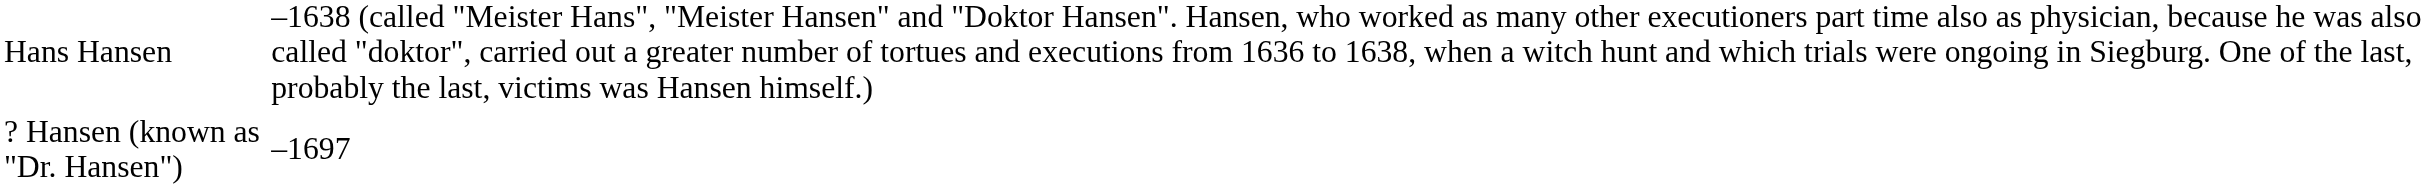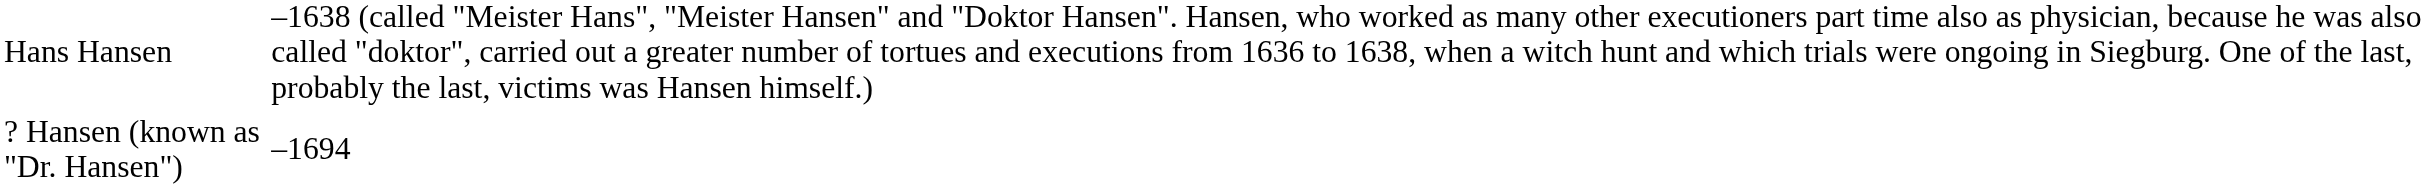(311, 148) –1697 -> (311, 148) –1694
